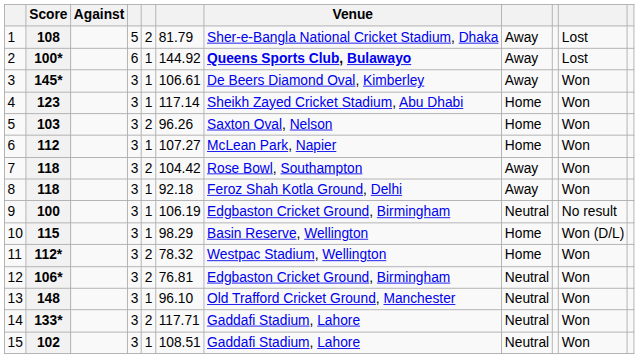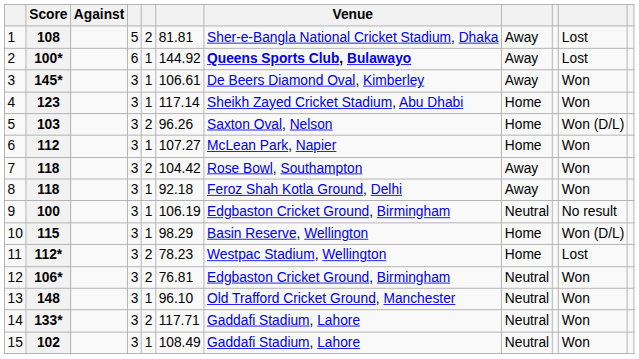(176, 37) 81.79 -> (176, 37) 81.81
(576, 124) Won -> (593, 124) Won (D/L)
(176, 255) 78.32 -> (176, 255) 78.23
(576, 255) Won -> (575, 255) Lost
(180, 342) 108.51 -> (180, 342) 108.49
